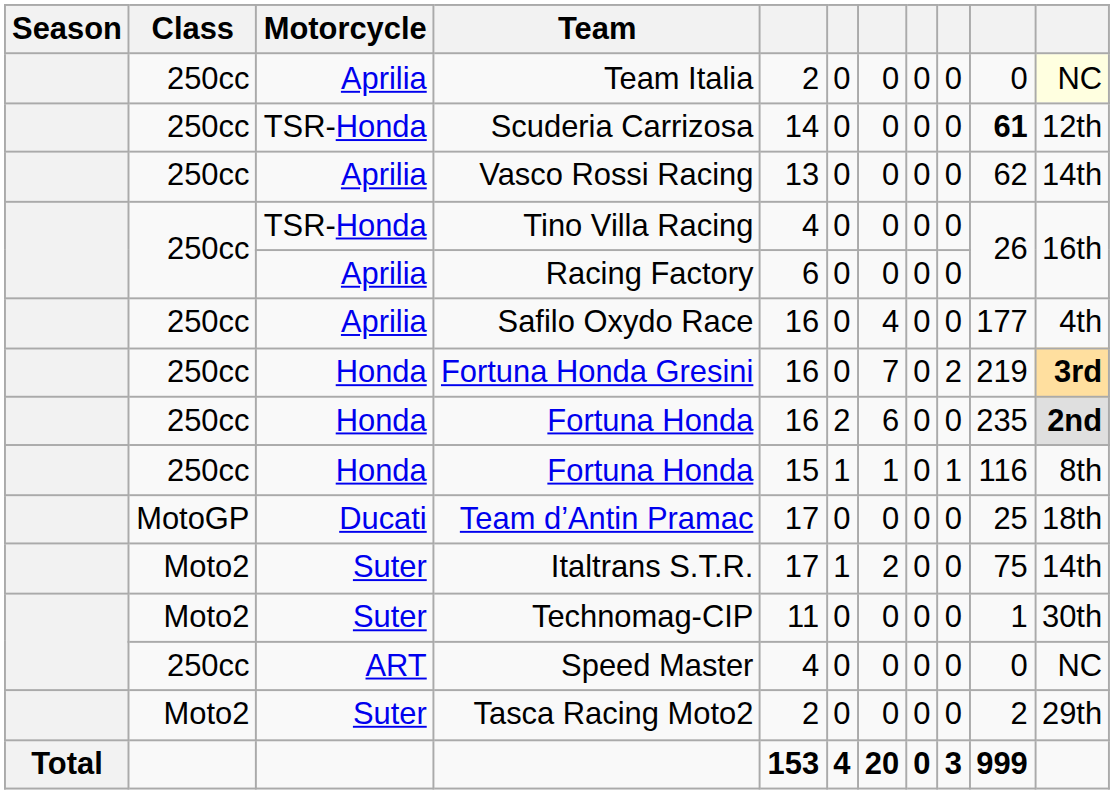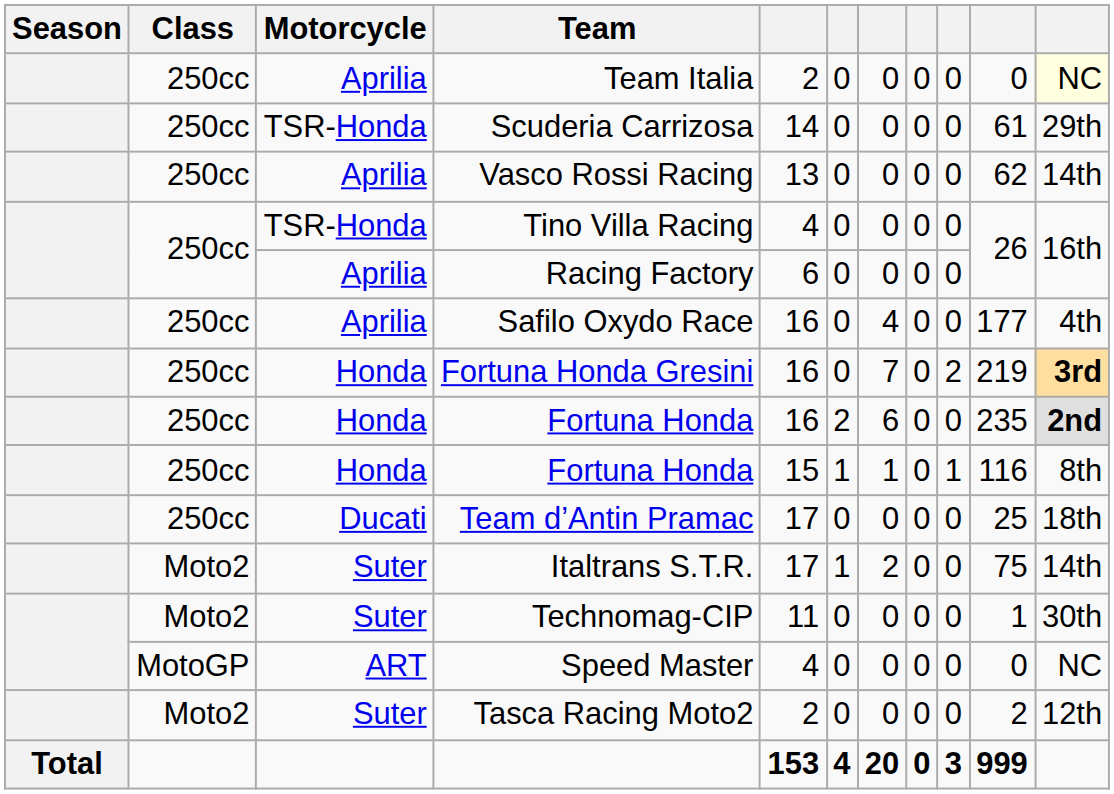(1011, 126) bold -> (1011, 126) normal
(1072, 126) 12th -> (1072, 126) 29th
(193, 518) MotoGP -> (208, 518) 250cc
(208, 665) 250cc -> (193, 665) MotoGP
(1072, 714) 29th -> (1072, 714) 12th
